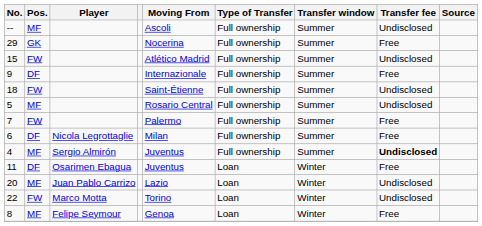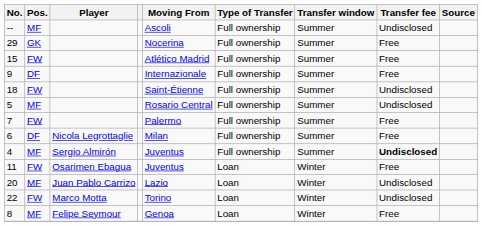(406, 59) Undisclosed -> (389, 59) Free
(34, 167) DF -> (35, 167) FW
